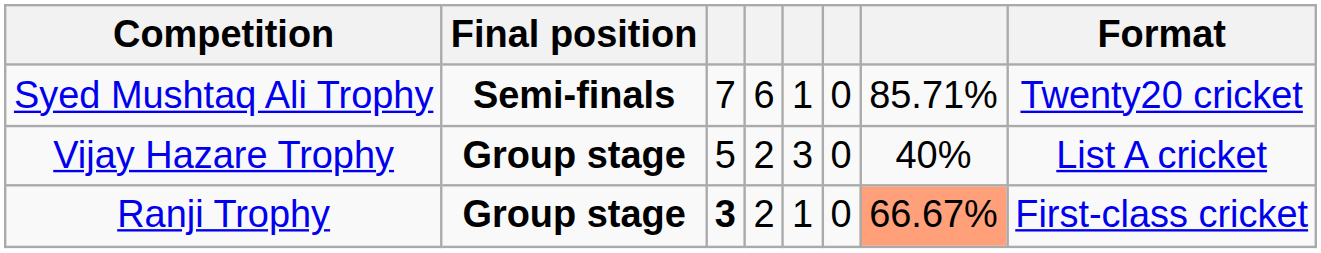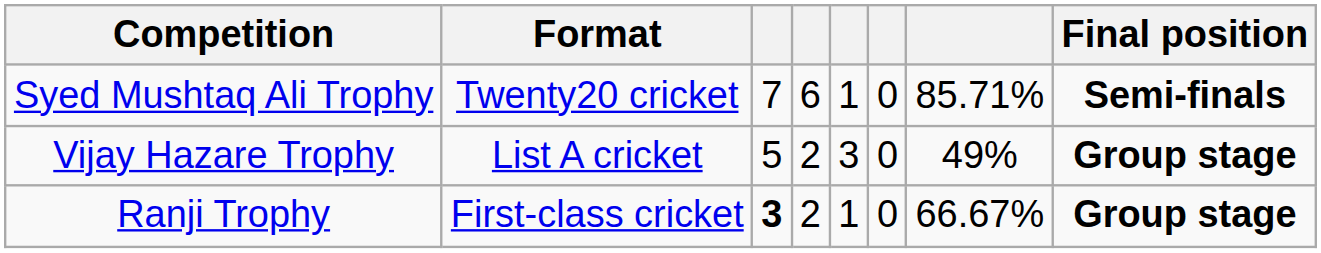columns swapped: (1162, 34) <-> (574, 34)
(933, 154) 40% -> (980, 154) 49%
(933, 214) lightsalmon background -> (980, 214) no background
